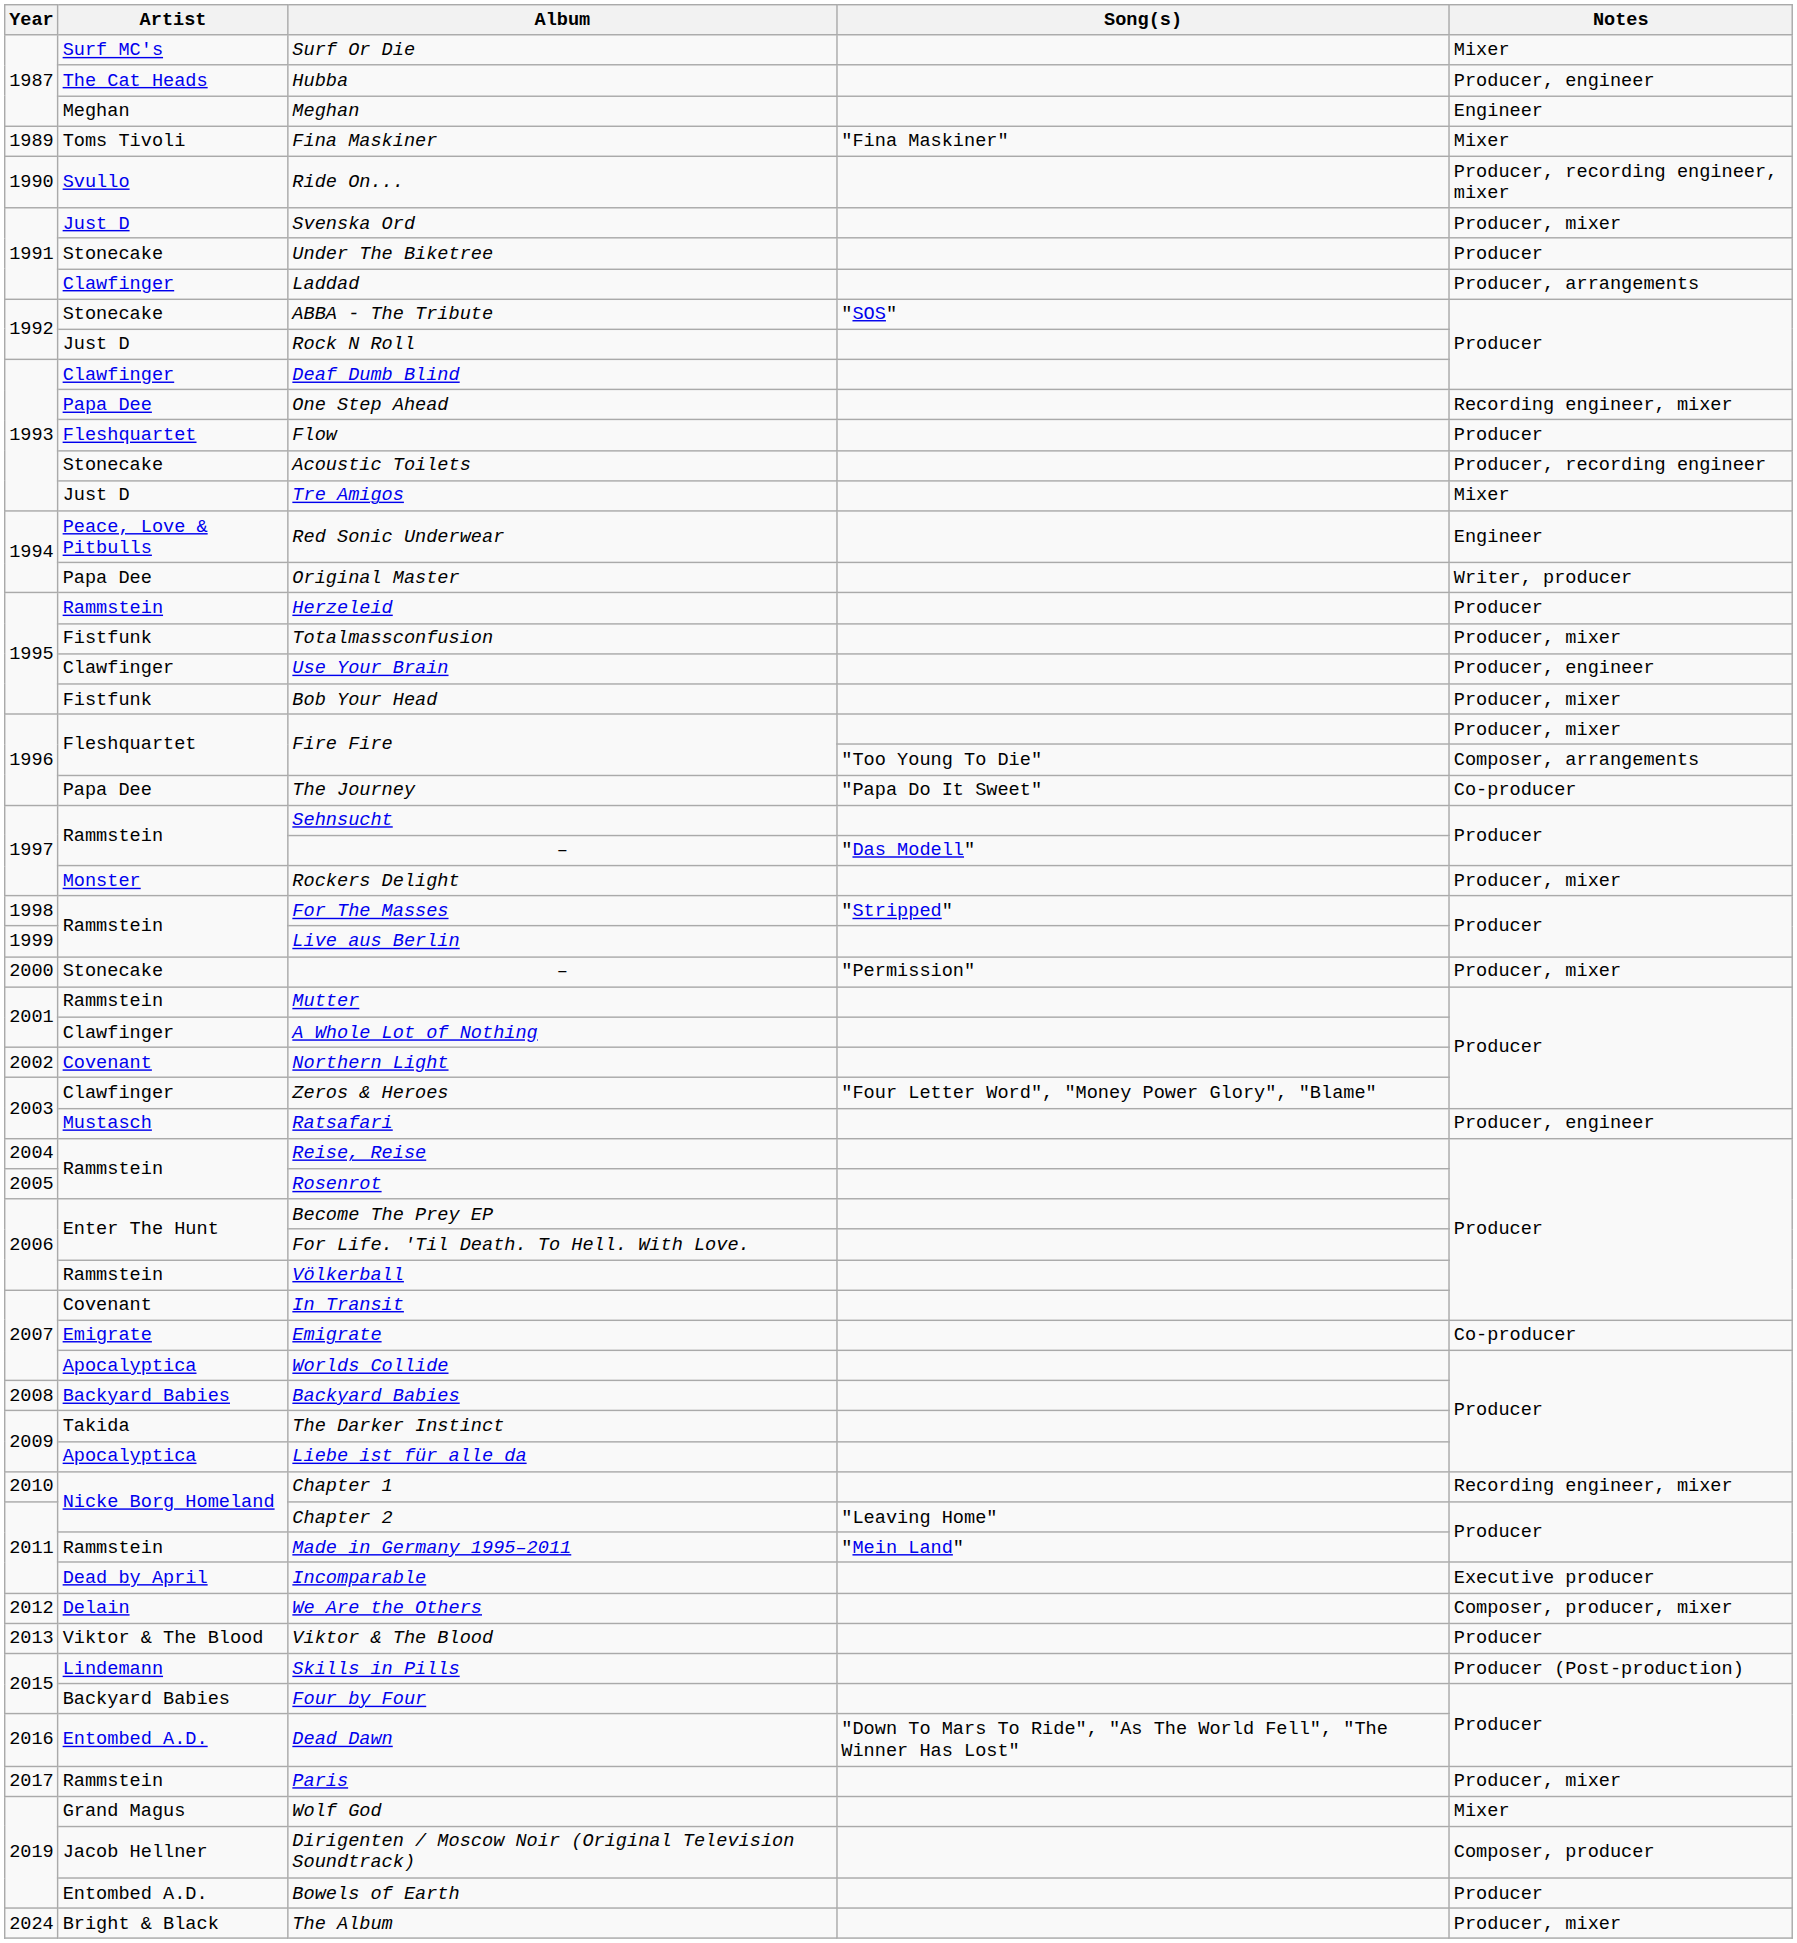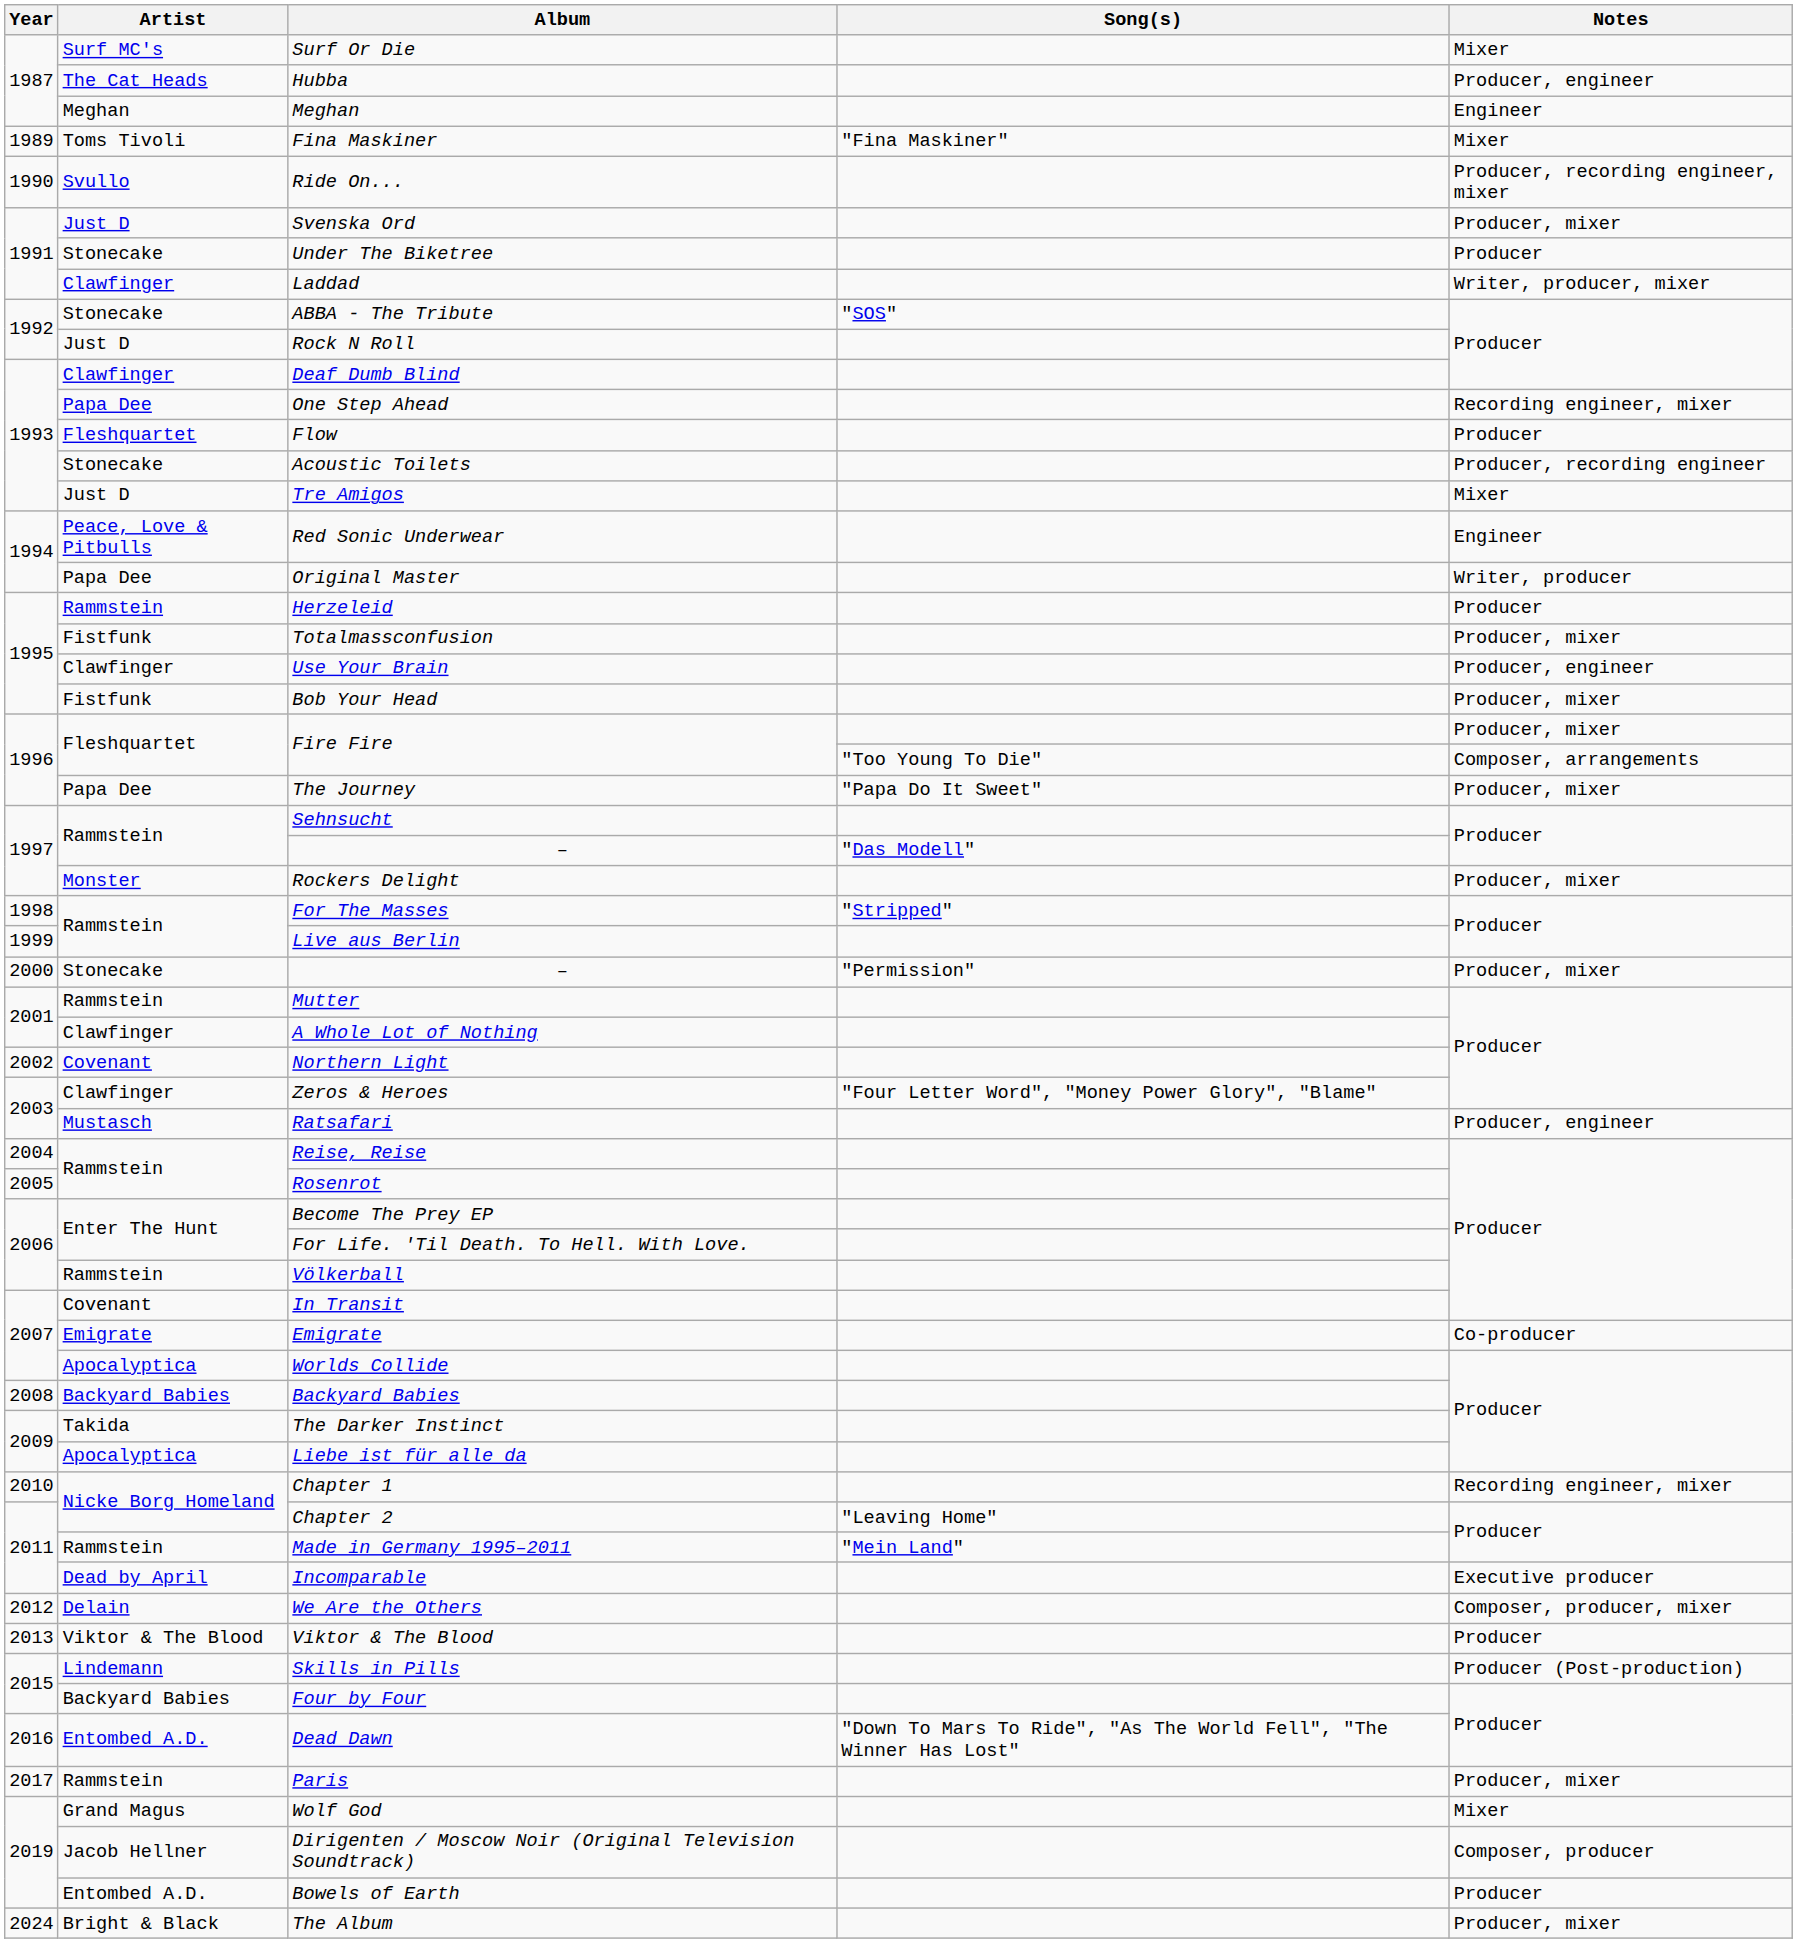(1576, 284) Producer, arrangements -> (1582, 284) Writer, producer, mixer
(1515, 790) Co-producer -> (1537, 790) Producer, mixer
